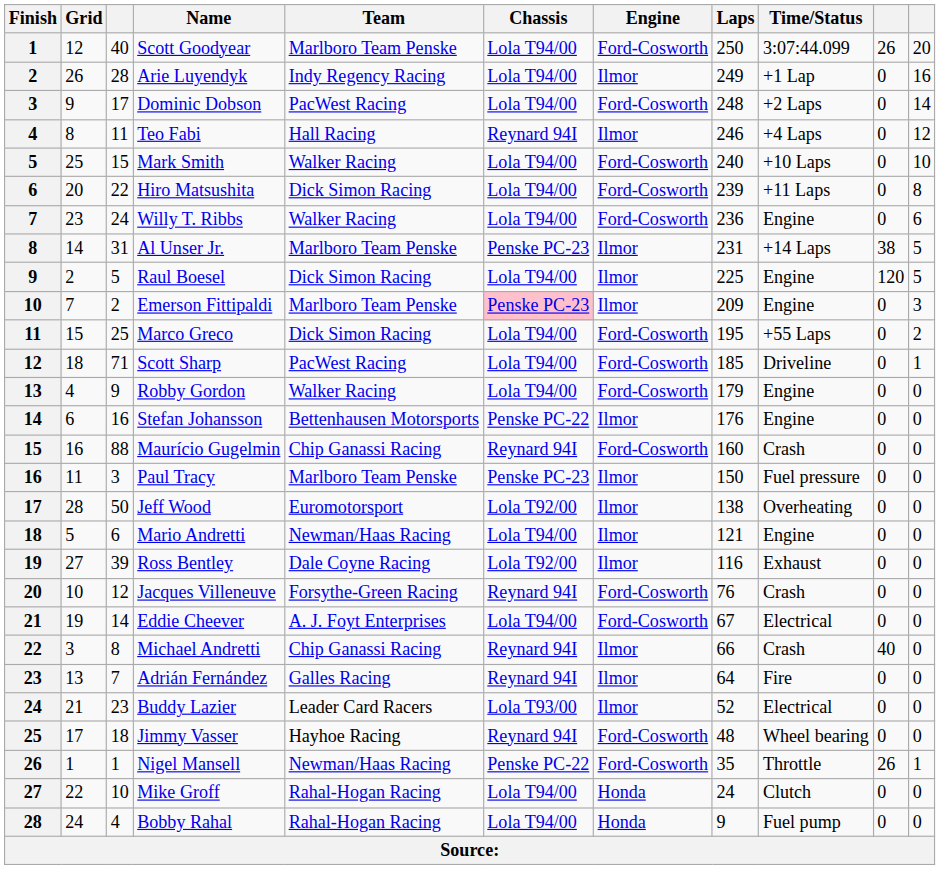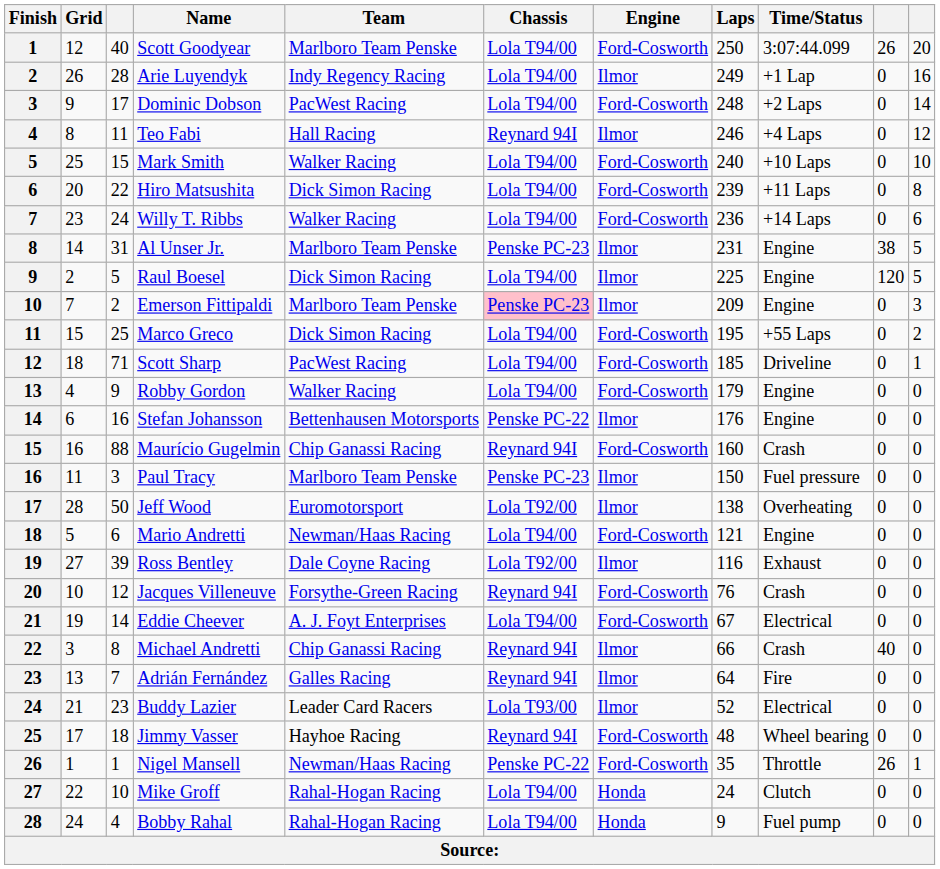(789, 219) Engine -> (797, 219) +14 Laps
(797, 248) +14 Laps -> (789, 248) Engine
(618, 534) Ilmor -> (653, 534) Ford-Cosworth
